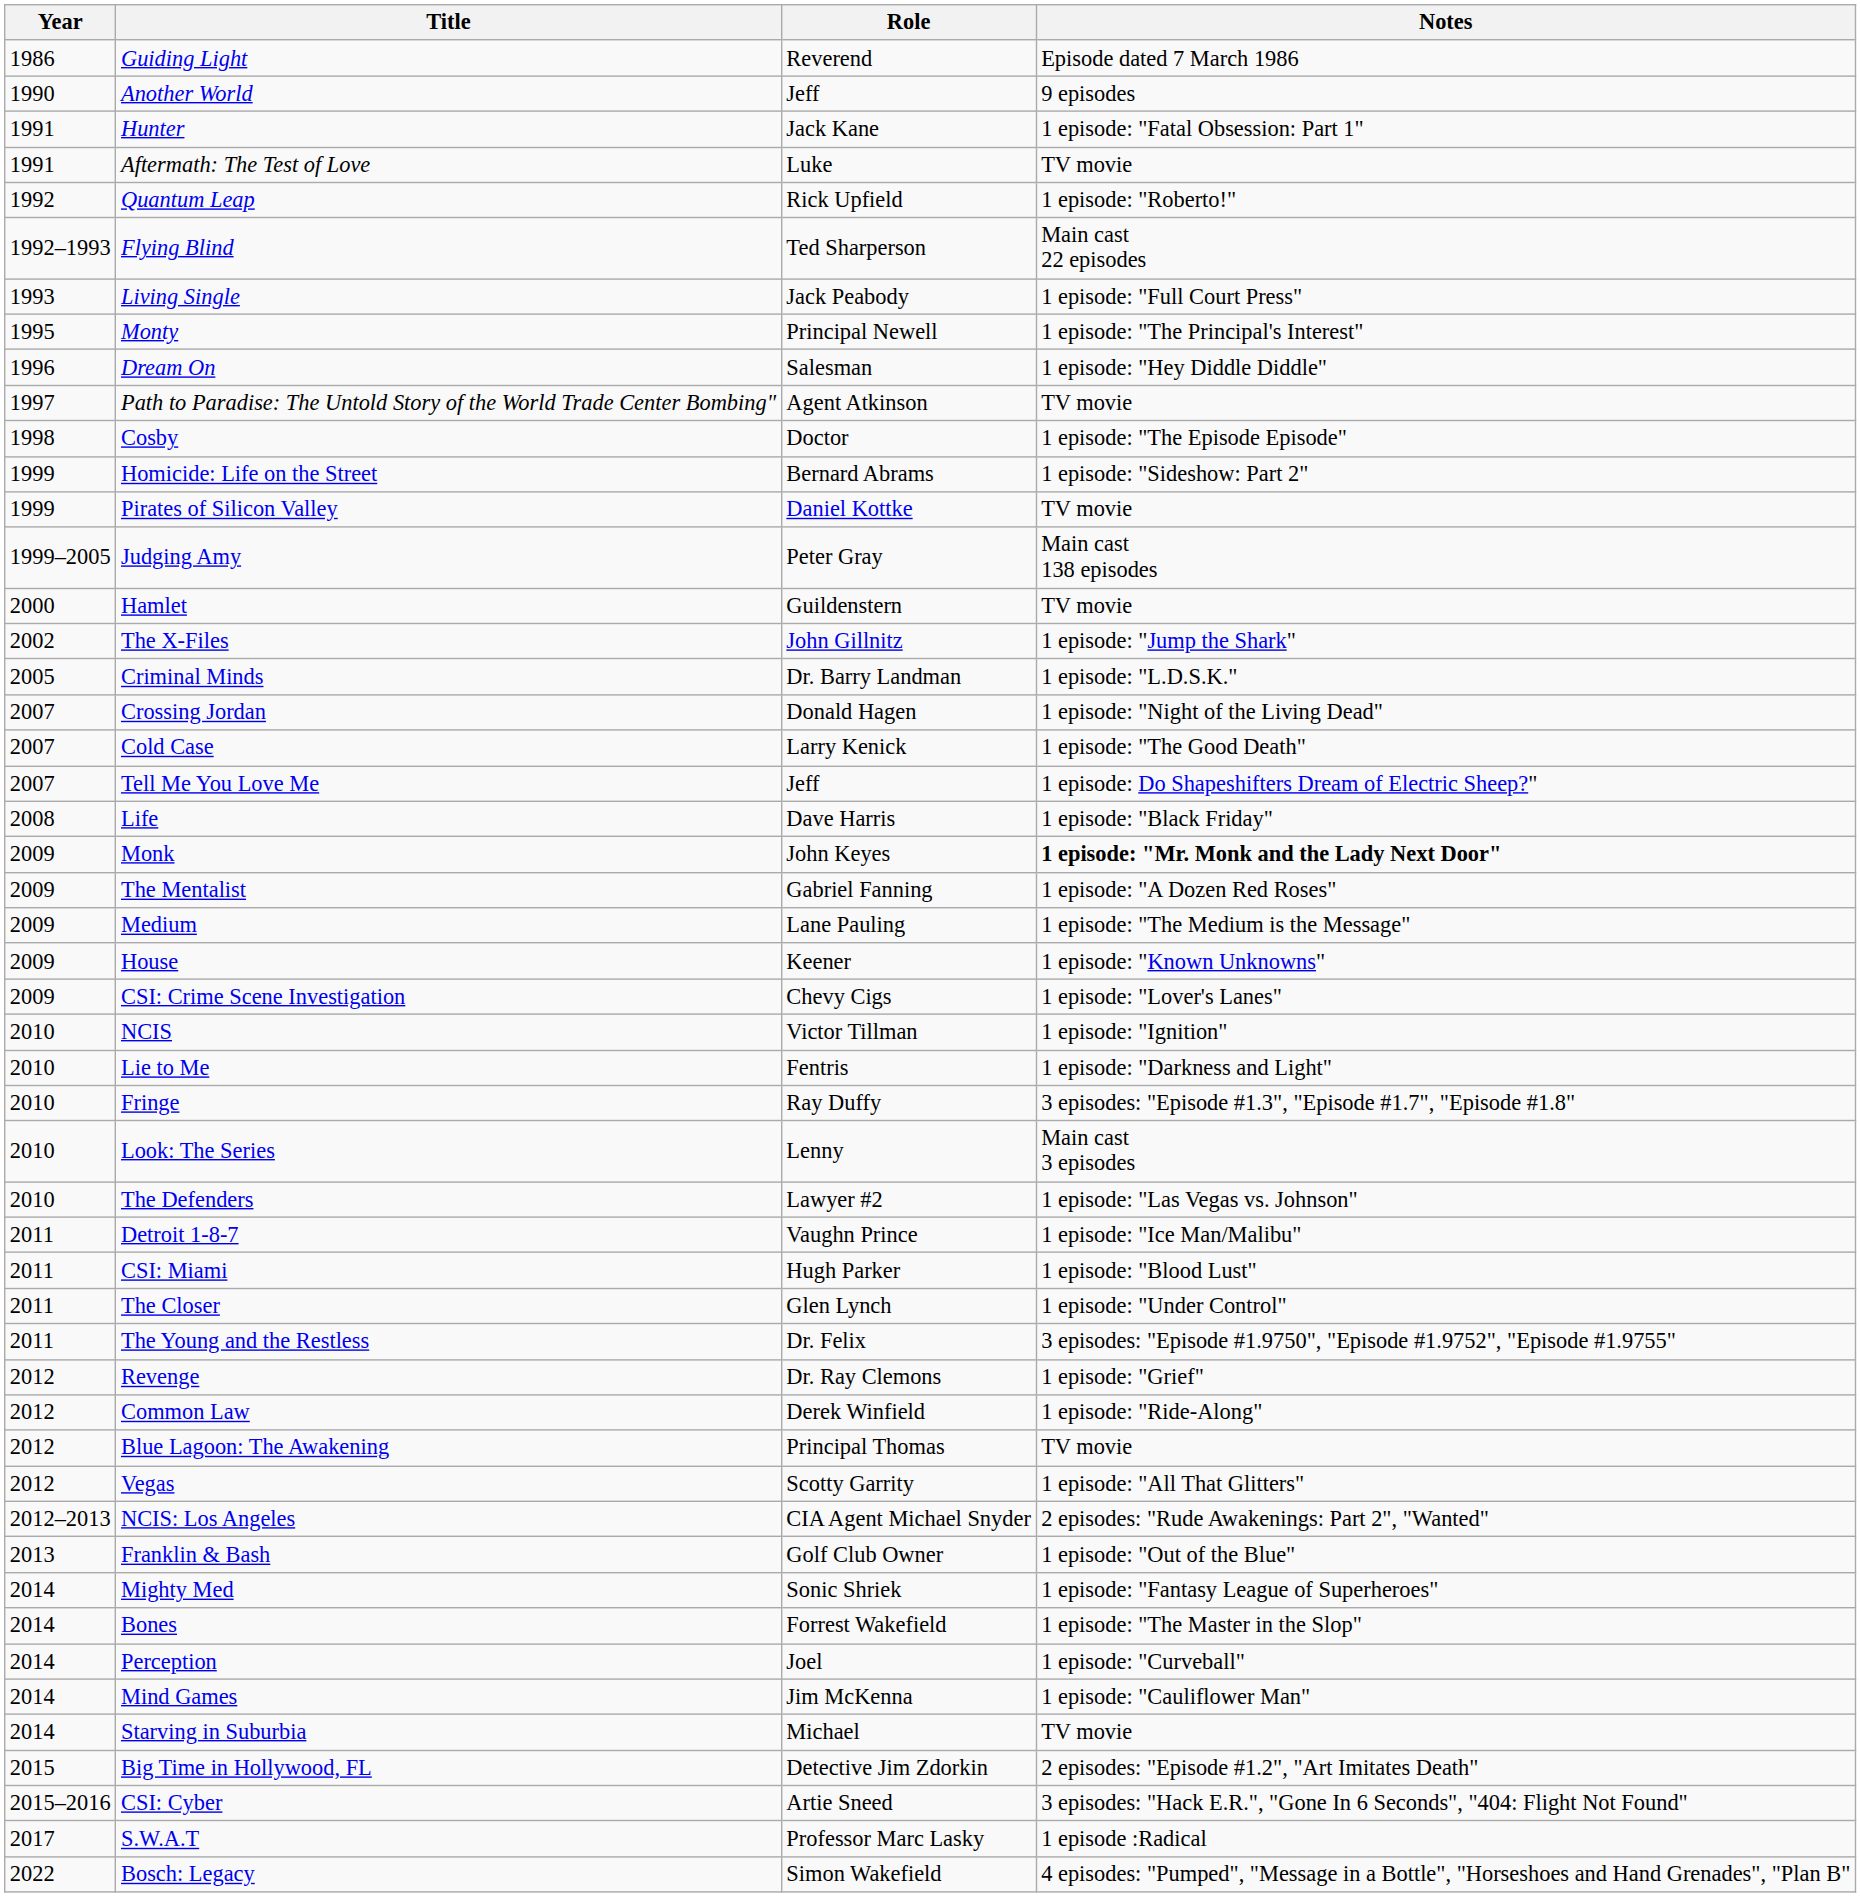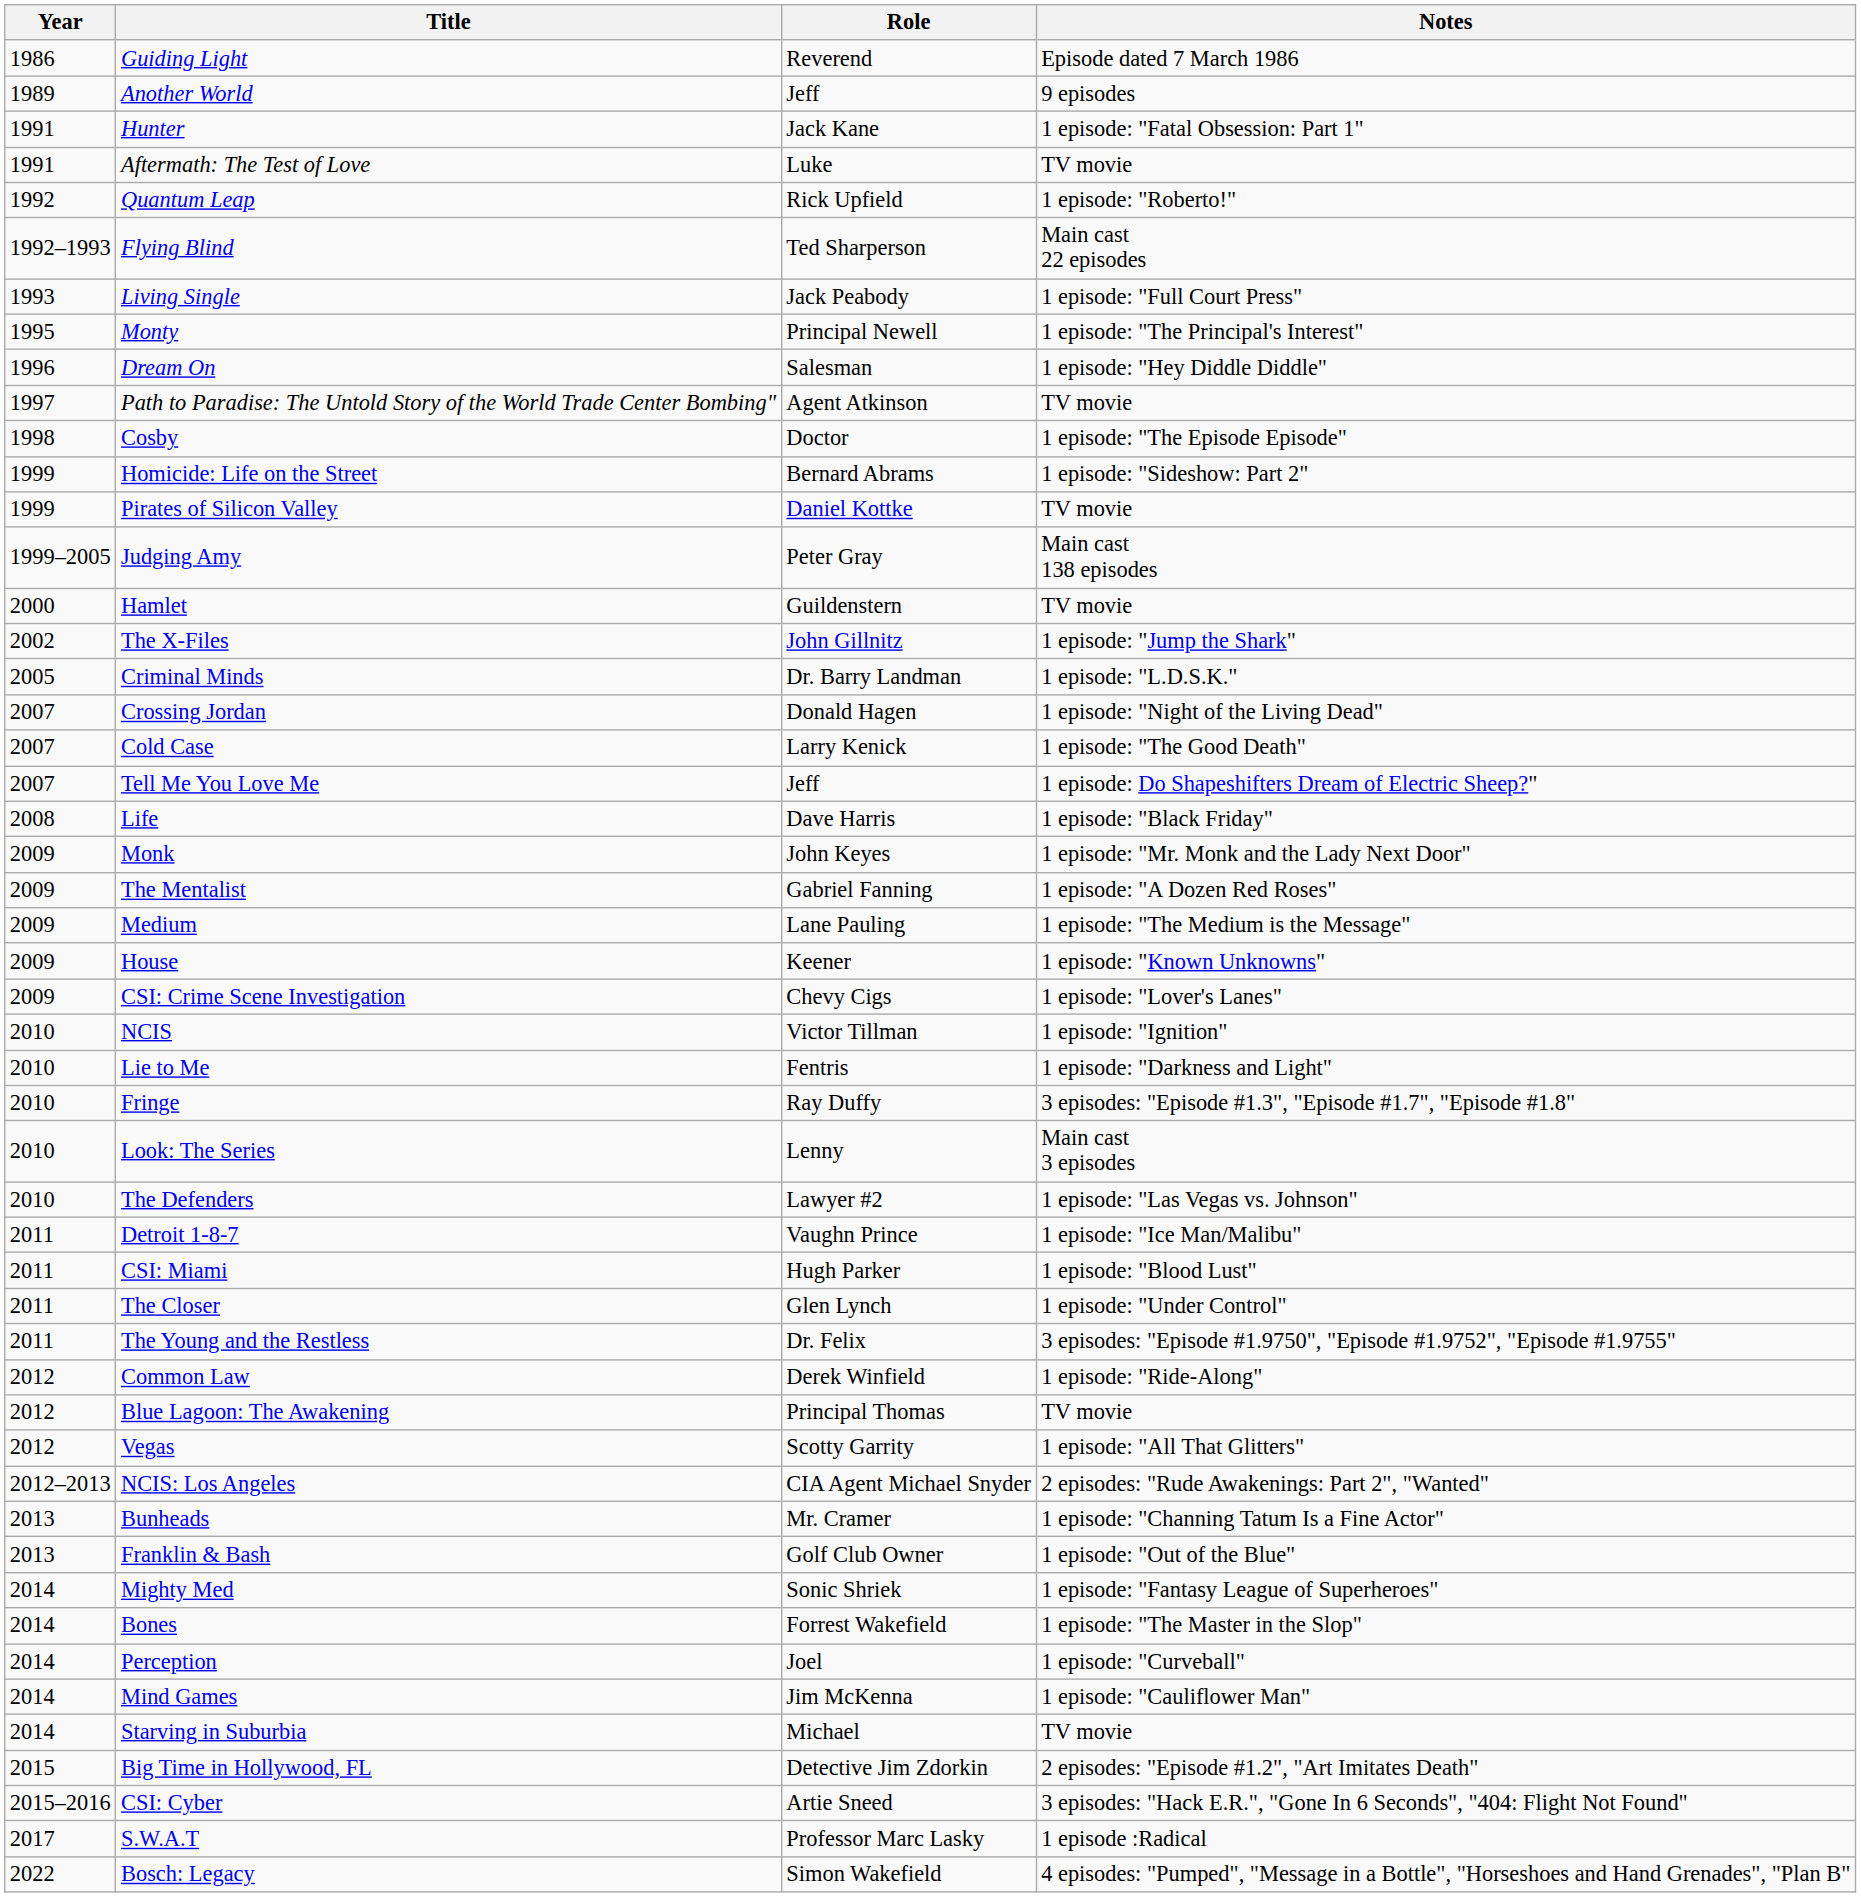(32, 93) 1990 -> (32, 93) 1989
(1271, 854) bold -> (1256, 854) normal
- row: (160, 1376)
+ row: (165, 1518)
